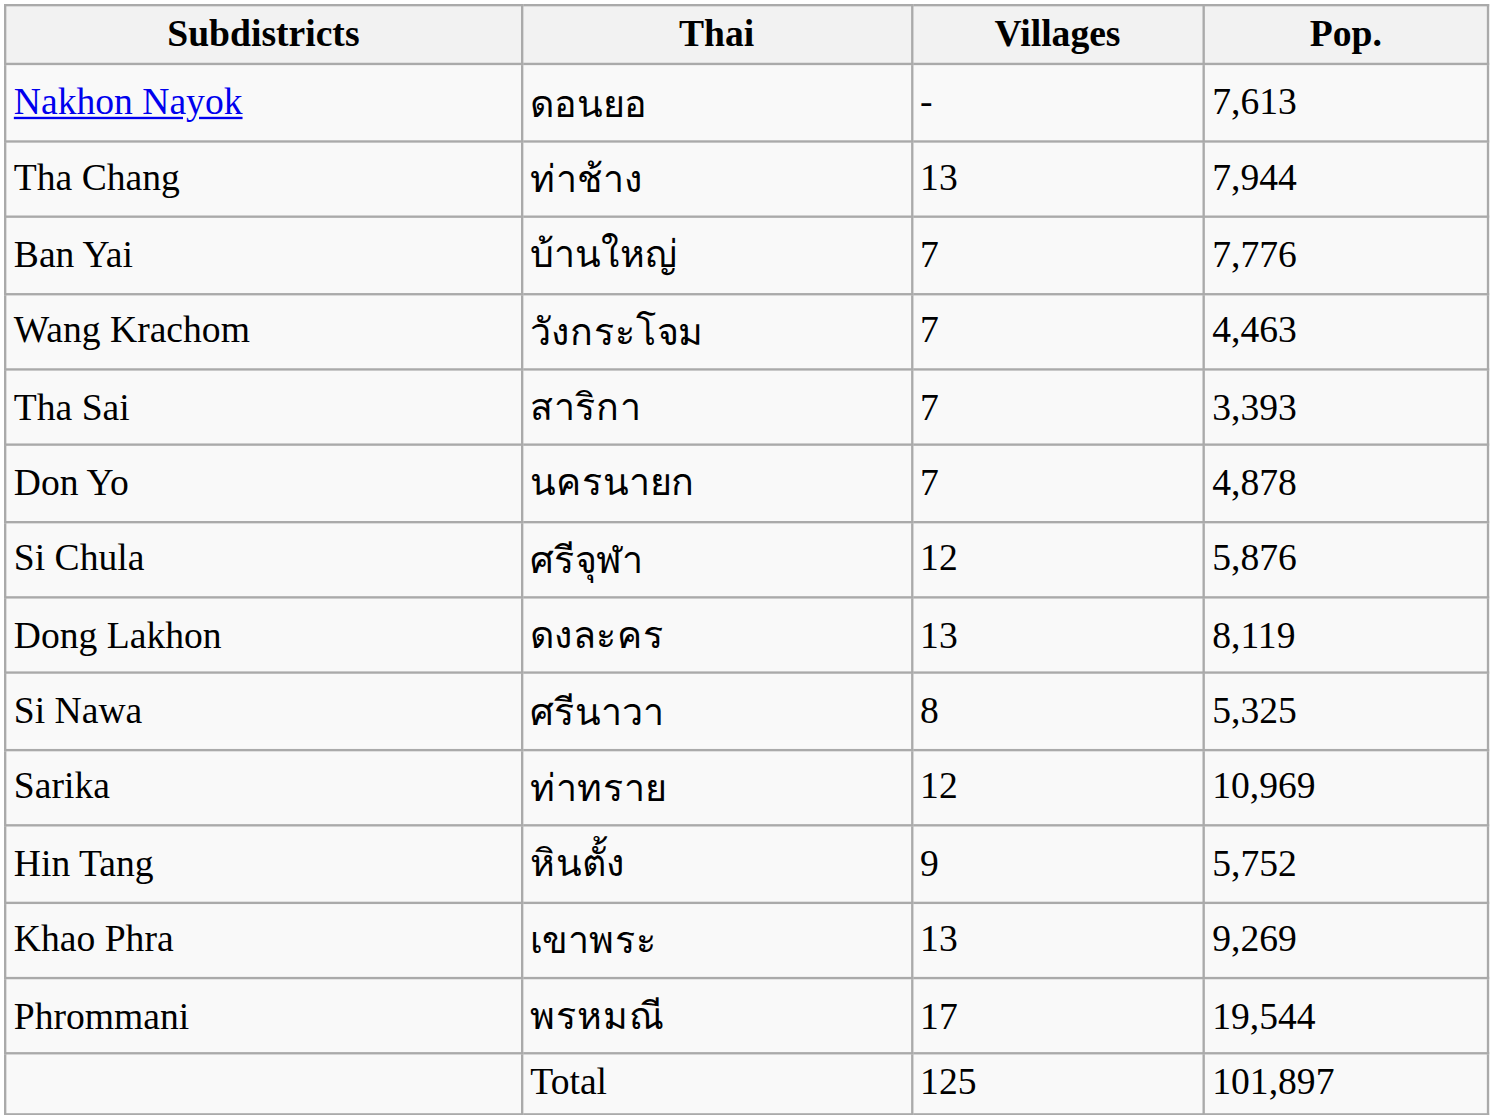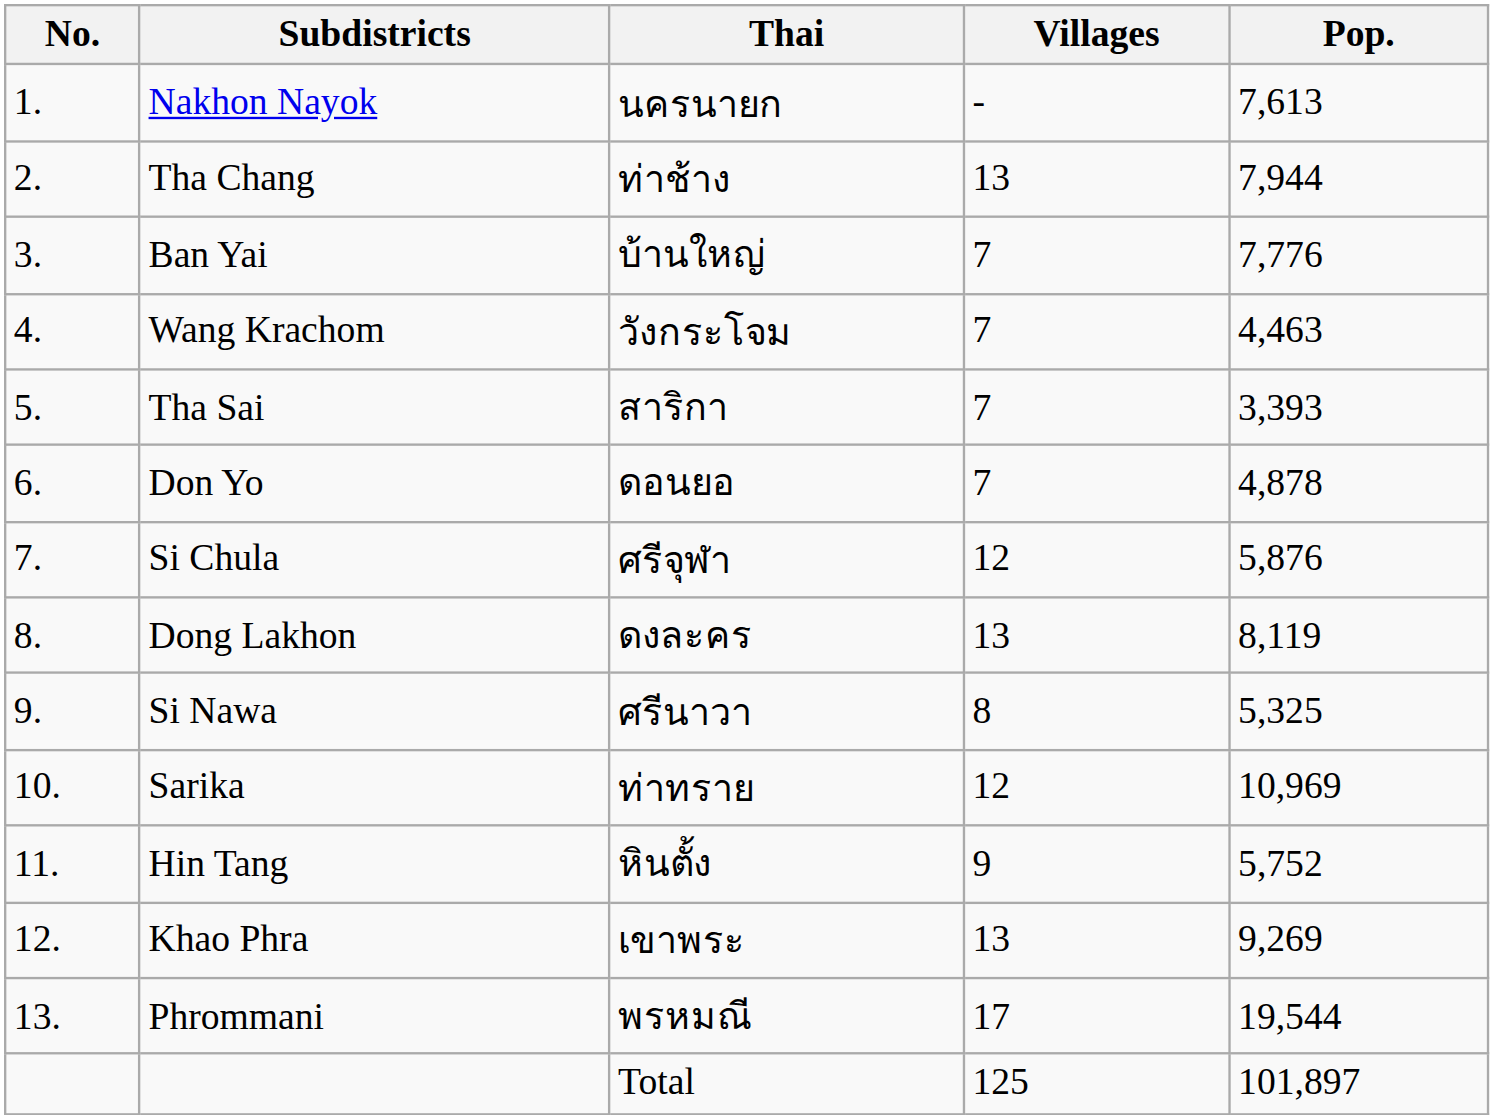+ column: (73, 34)
(589, 103) ดอนยอ -> (700, 103) นครนายก
(613, 483) นครนายก -> (677, 483) ดอนยอ
